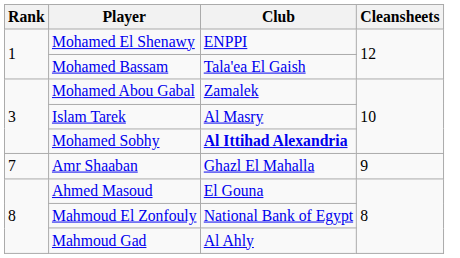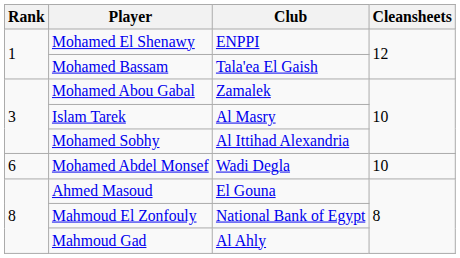(276, 141) bold -> (283, 141) normal
+ row: (130, 166)
- row: (95, 166)
